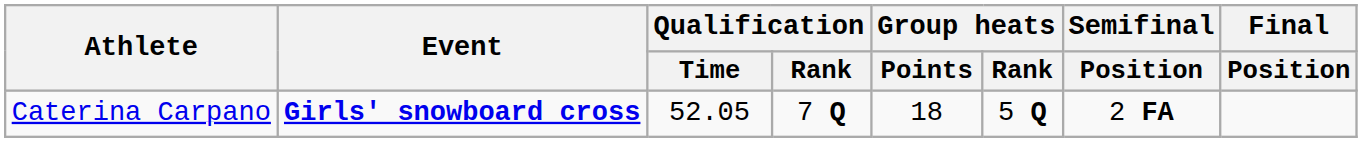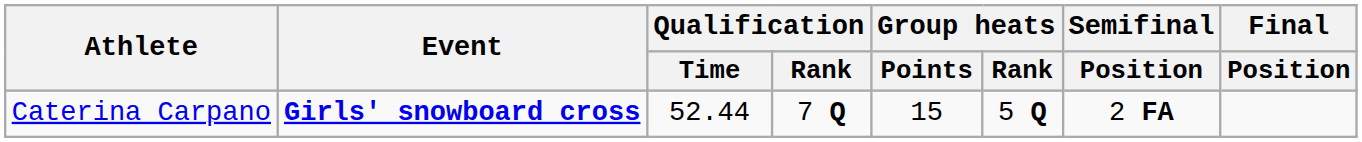(710, 113) 52.05 -> (710, 113) 52.44
(927, 113) 18 -> (927, 113) 15
